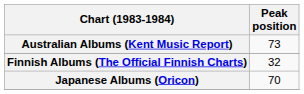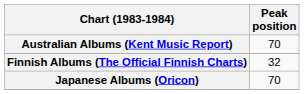(274, 44) 73 -> (274, 44) 70
